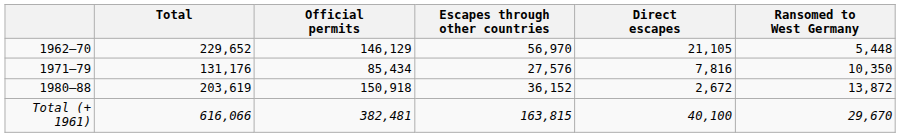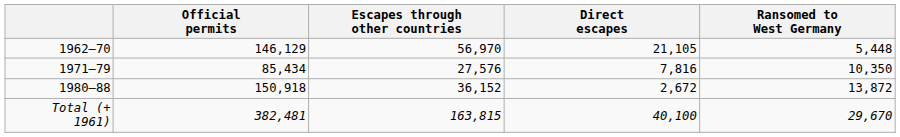- column: (174, 14)
